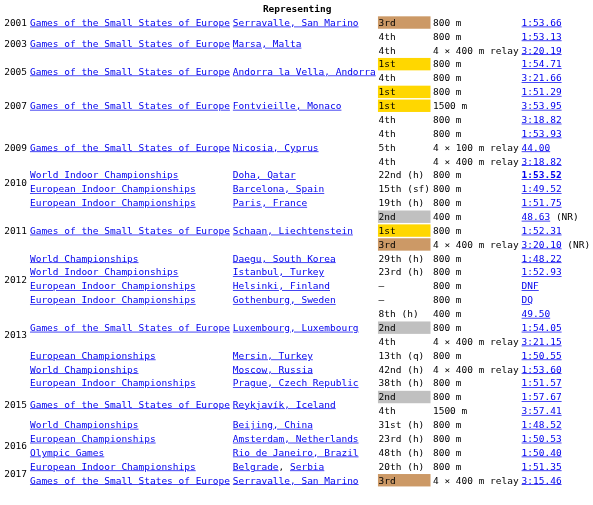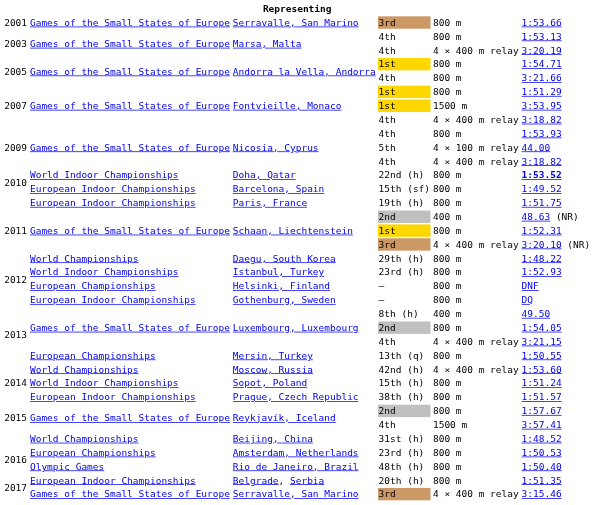(447, 120) 800 m -> (476, 120) 4 × 400 m relay
(113, 286) European Indoor Championships -> (93, 286) European Championships
+ row: (270, 383)
